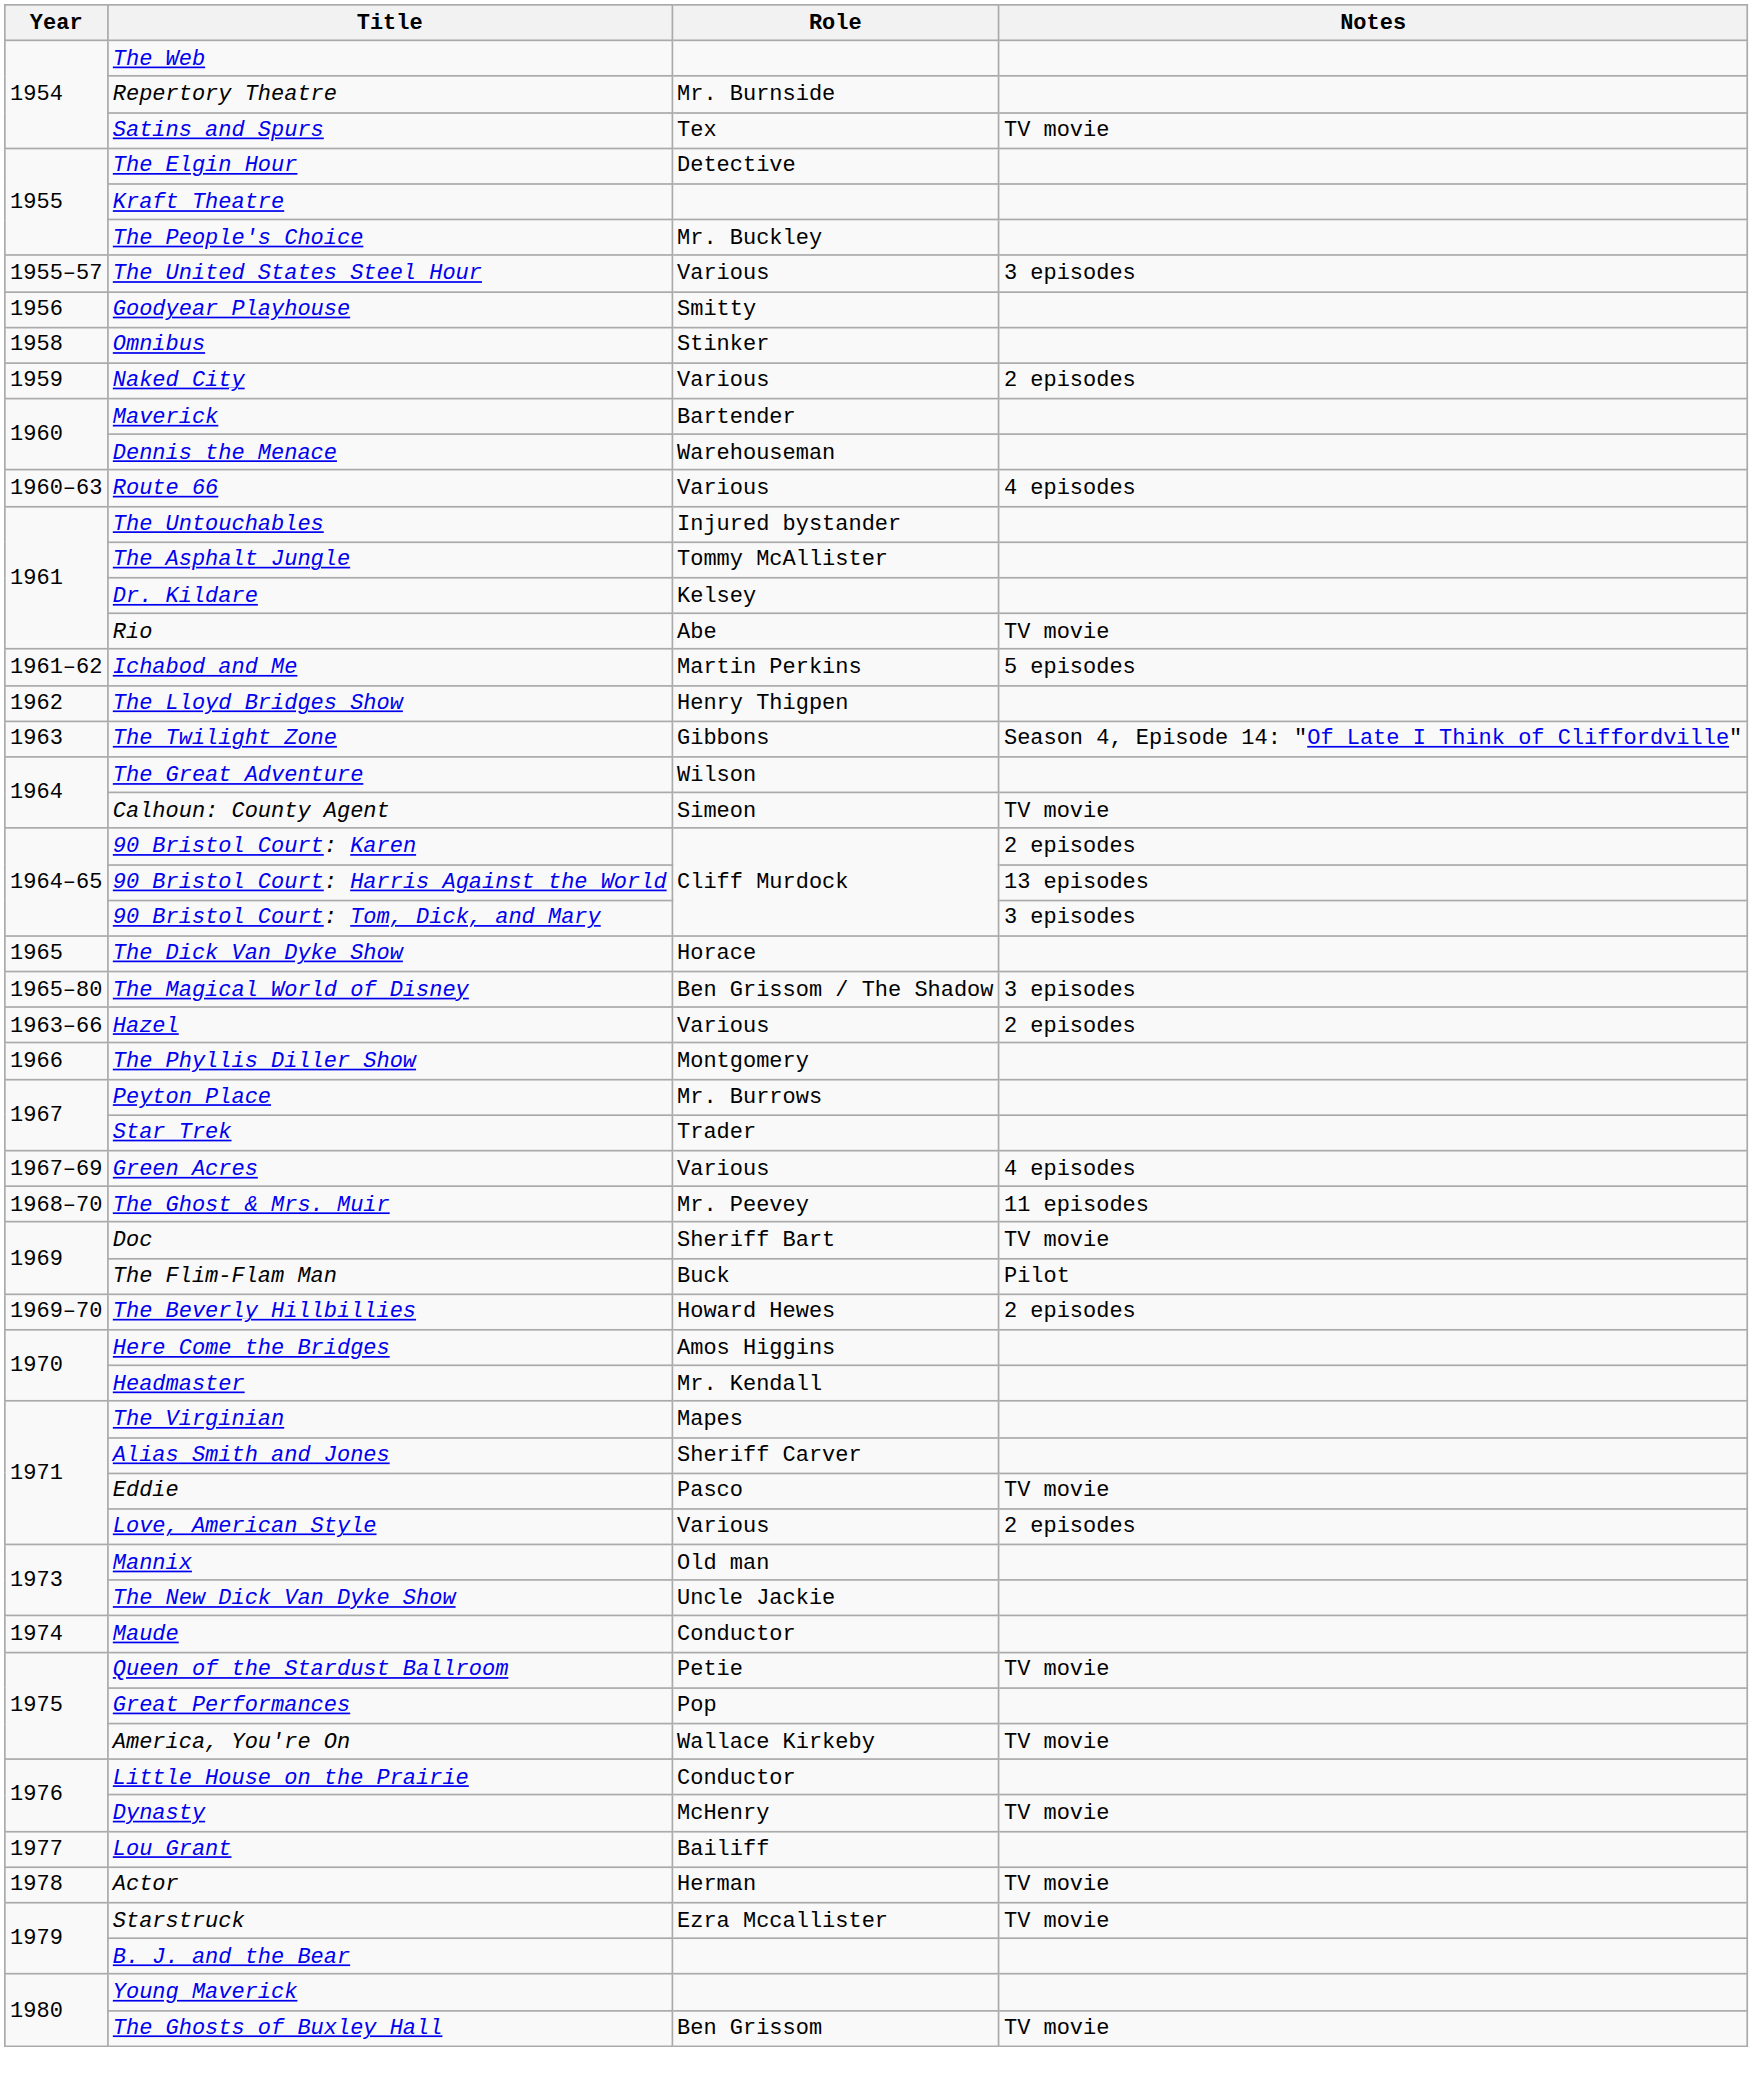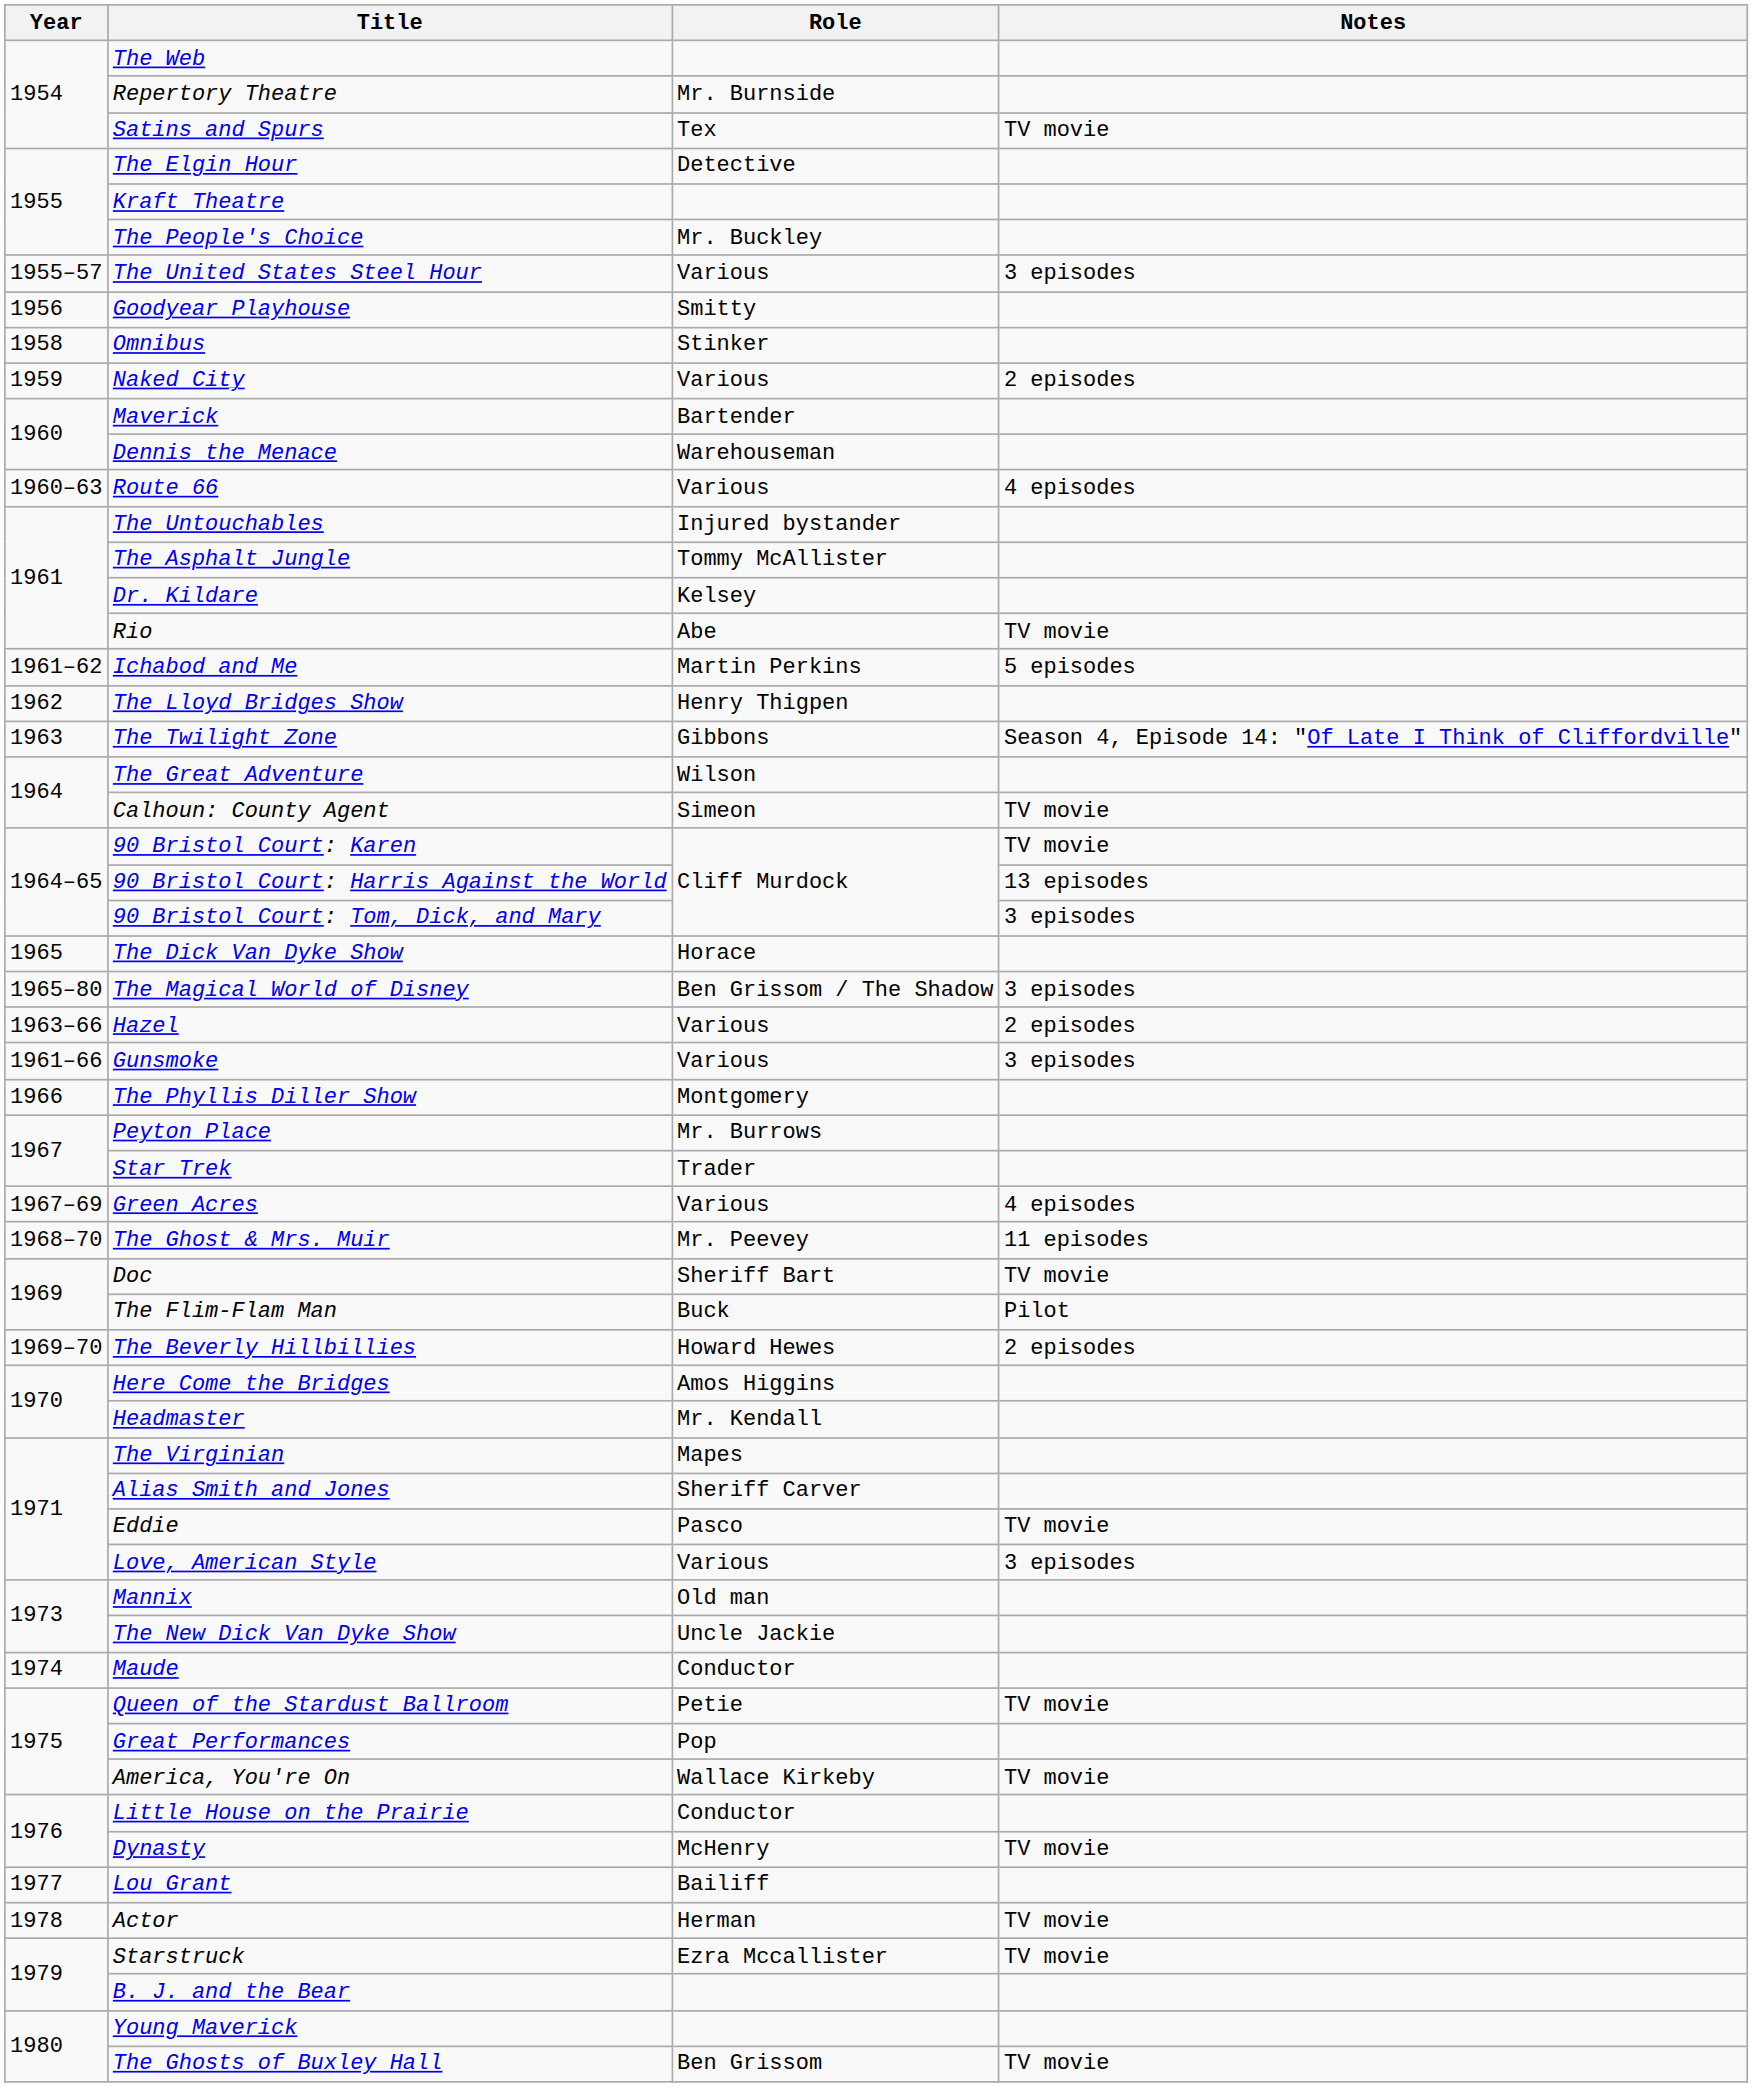(1070, 846) 2 episodes -> (1057, 846) TV movie
+ row: (166, 1061)
(1070, 1527) 2 episodes -> (1070, 1562) 3 episodes
